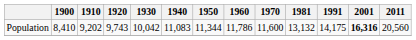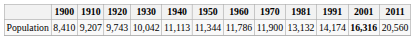(91, 27) 9,202 -> (91, 27) 9,207
(177, 27) 11,083 -> (177, 27) 11,113
(270, 27) 11,600 -> (270, 27) 11,900
(333, 27) 14,175 -> (332, 27) 14,174
